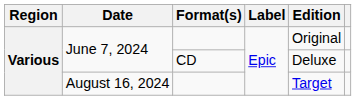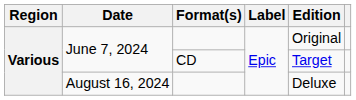(314, 60) Deluxe -> (312, 60) Target
(312, 83) Target -> (314, 83) Deluxe
